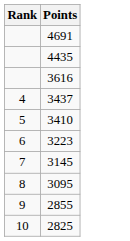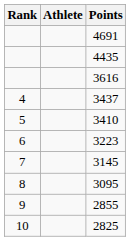+ column: (63, 15)
